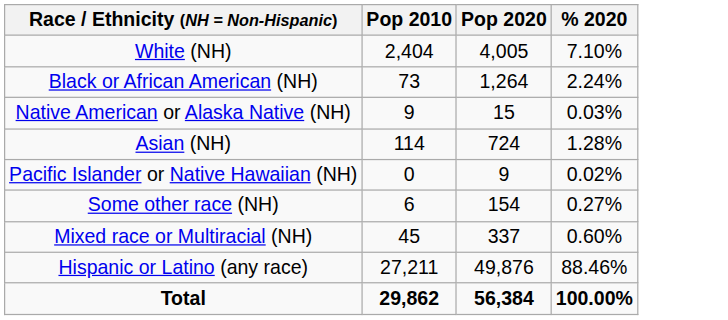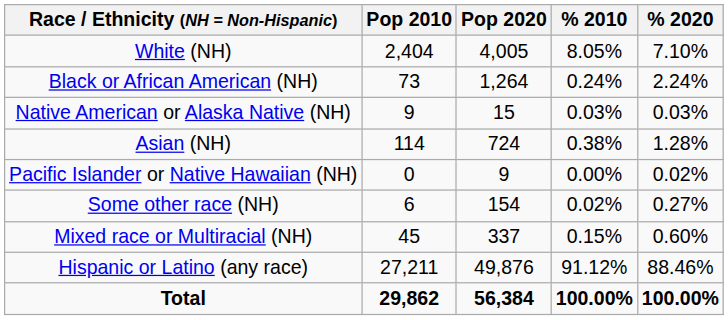+ column: (594, 19)
